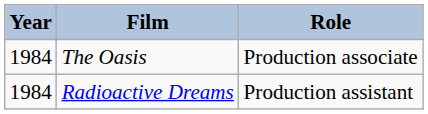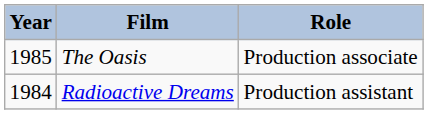(31, 56) 1984 -> (31, 56) 1985
